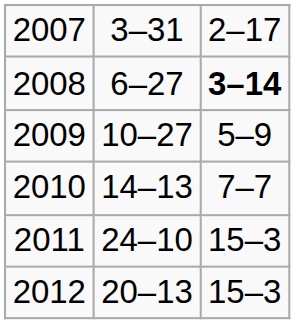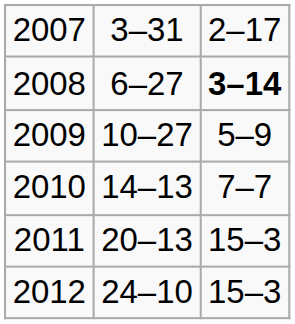(147, 239) 24–10 -> (147, 239) 20–13
(147, 291) 20–13 -> (147, 291) 24–10
